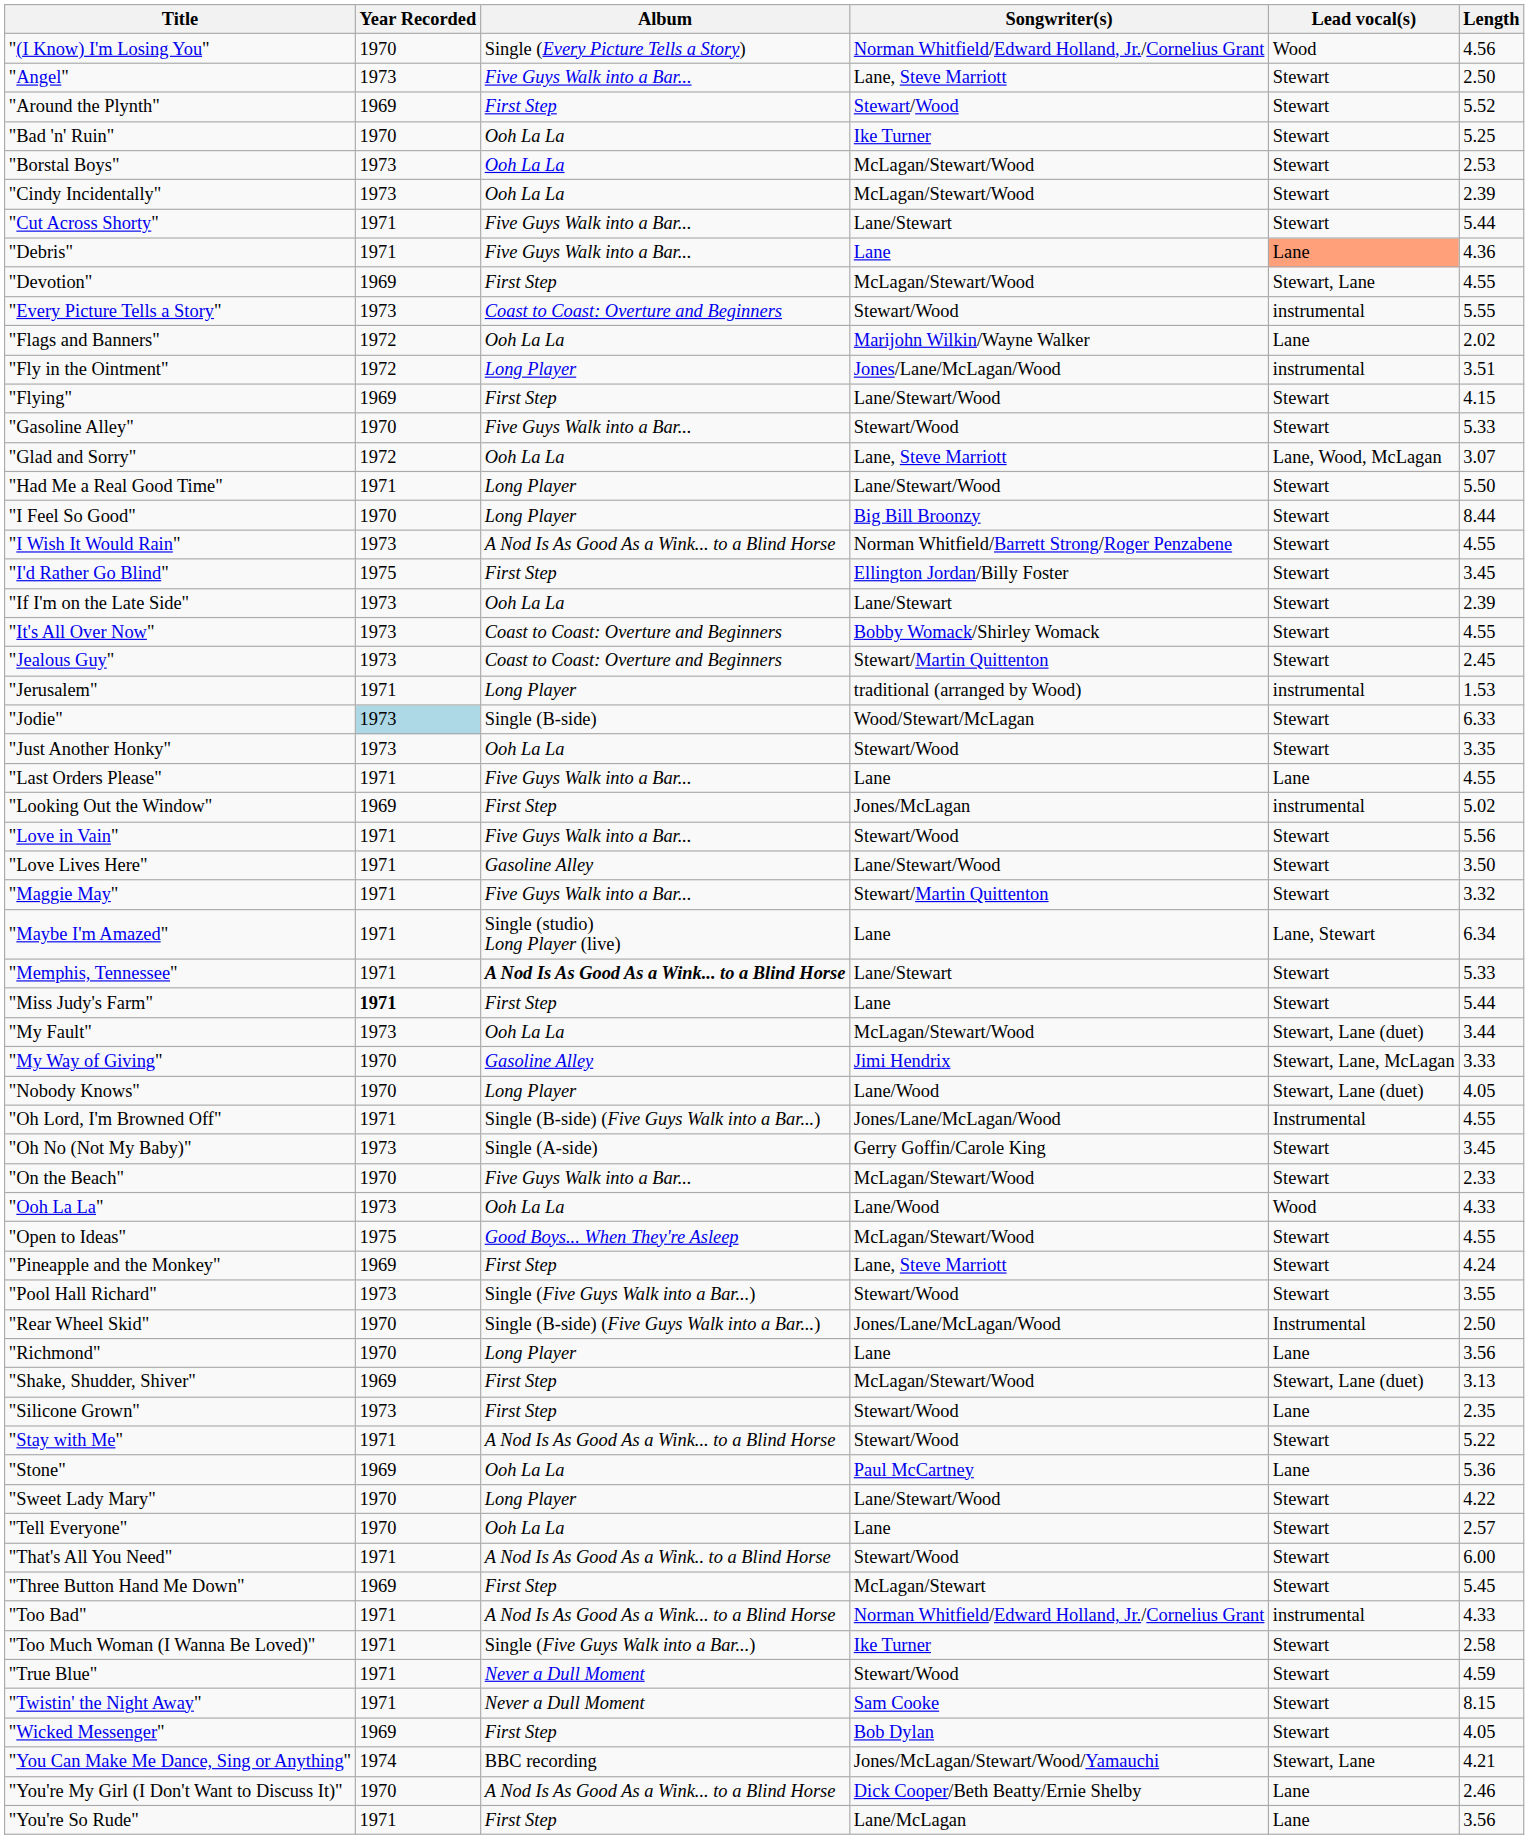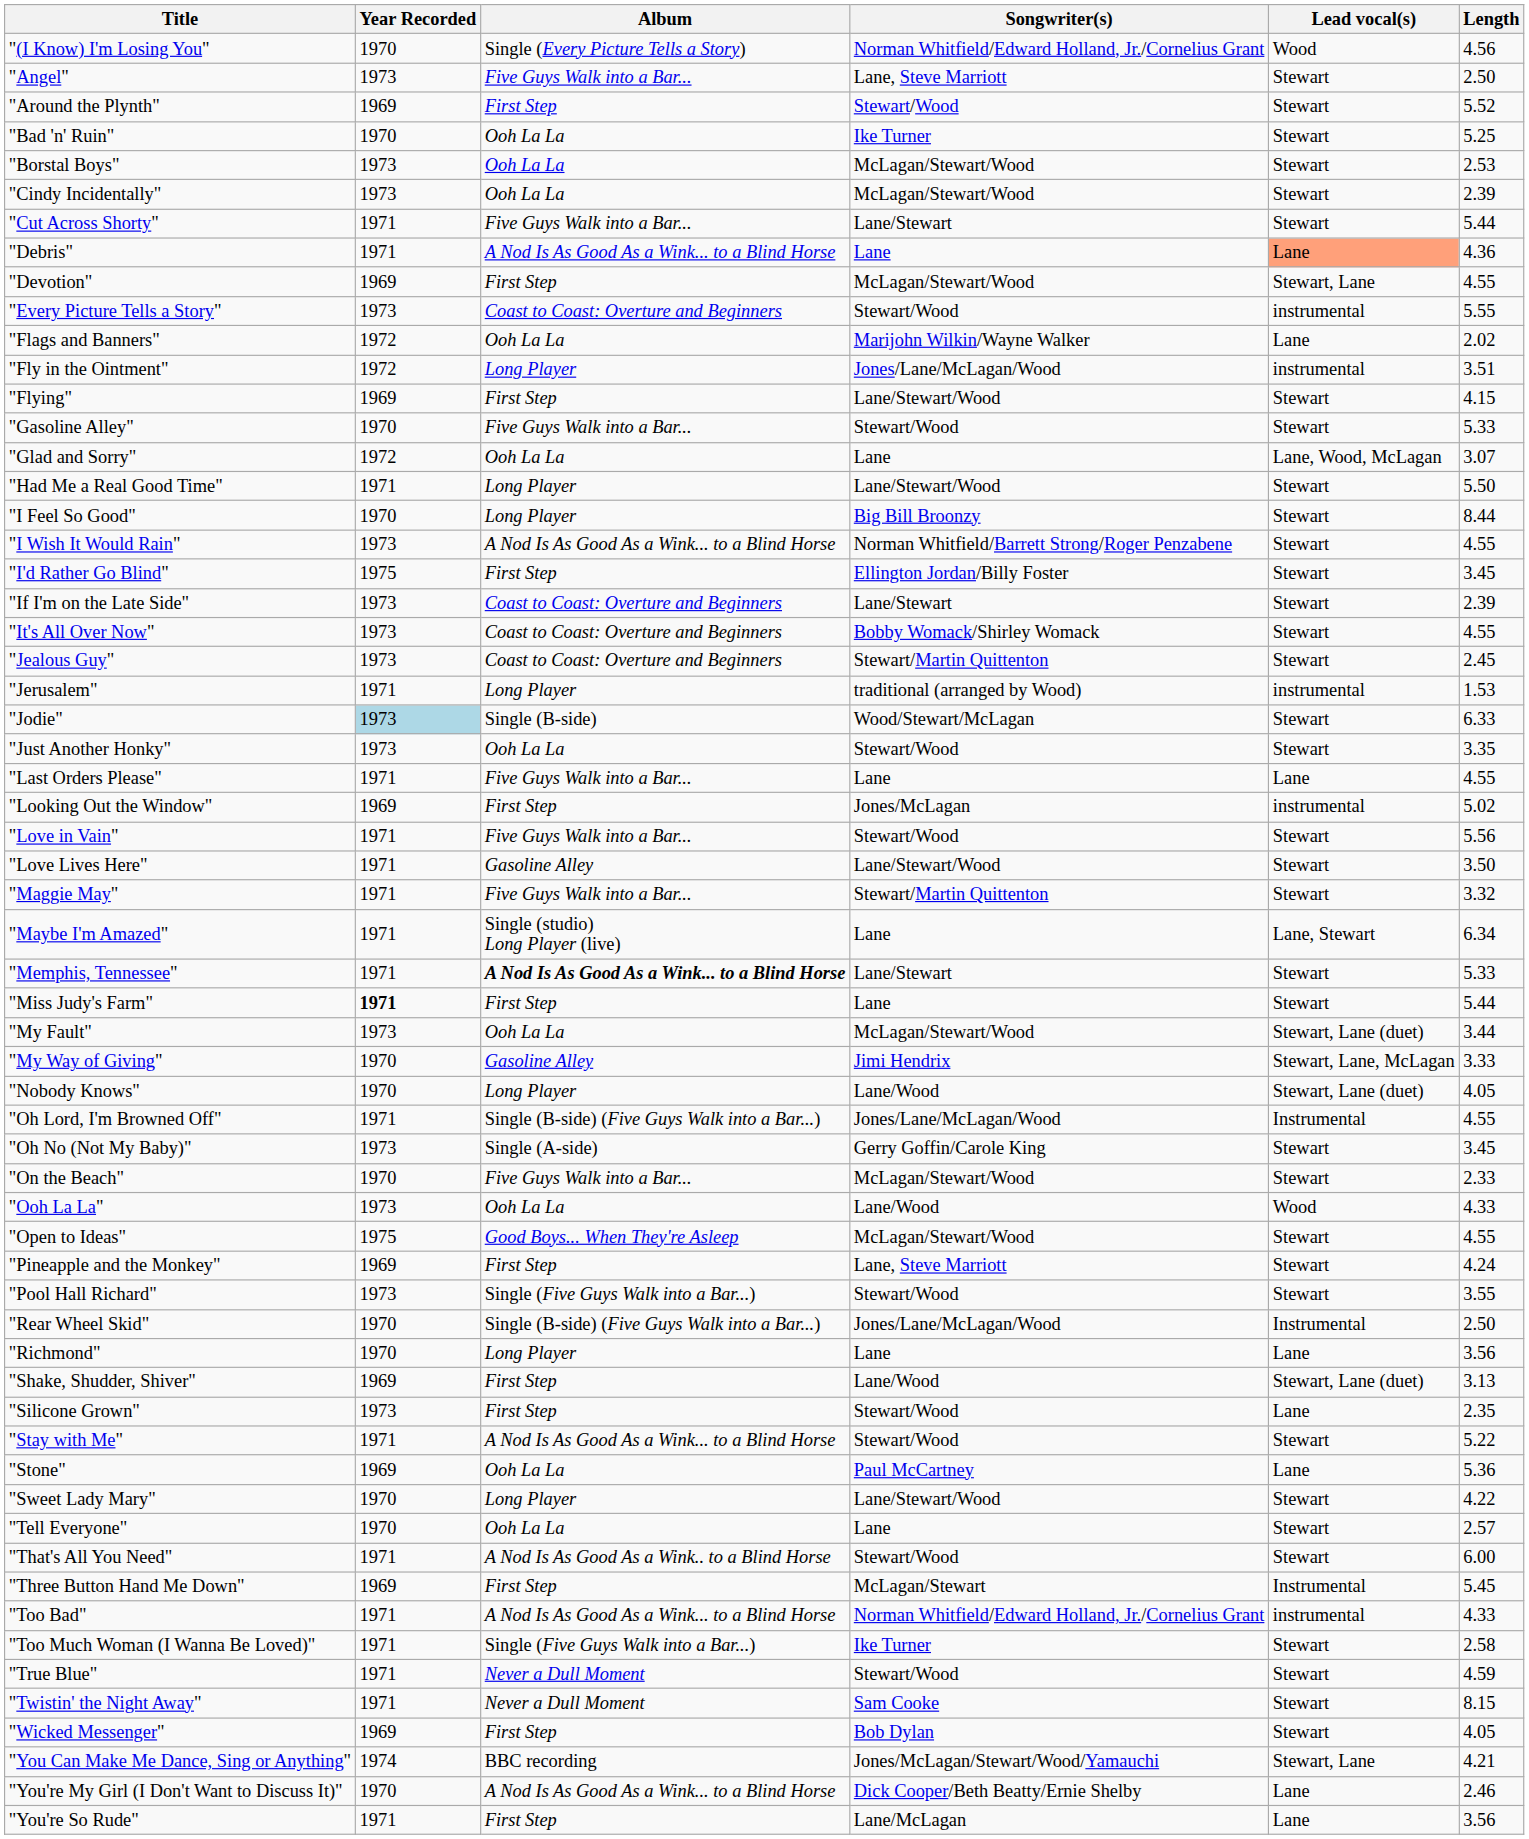(588, 252) Five Guys Walk into a Bar... -> (660, 252) A Nod Is As Good As a Wink... to a Blind Horse
(930, 456) Lane, Steve Marriott -> (872, 456) Lane
(525, 602) Ooh La La -> (633, 602) Coast to Coast: Overture and Beginners
(944, 1382) McLagan/Stewart/Wood -> (897, 1382) Lane/Wood
(1301, 1586) Stewart -> (1319, 1586) Instrumental
